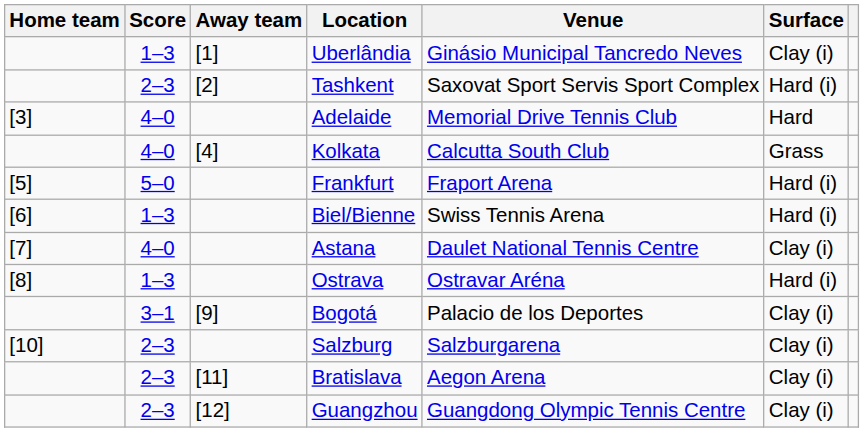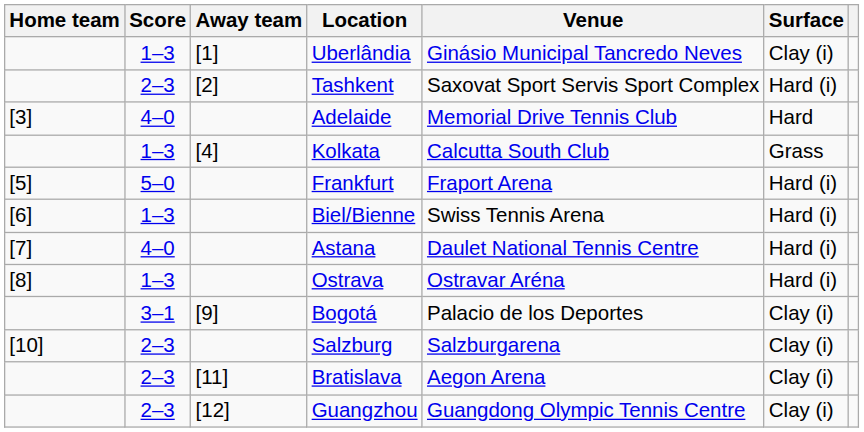(158, 150) 4–0 -> (158, 150) 1–3
(801, 248) Clay (i) -> (803, 248) Hard (i)
